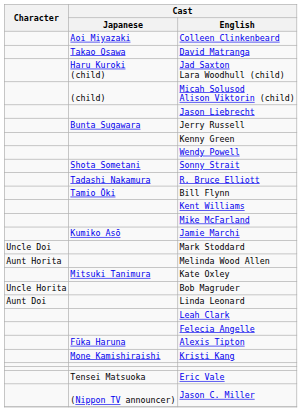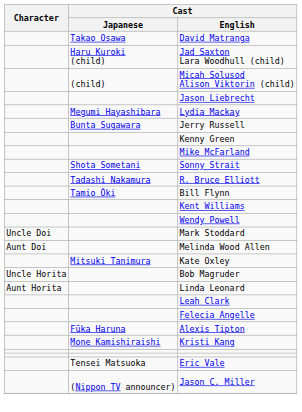- row: (100, 38)
+ row: (115, 112)
rows swapped: (123, 152) <-> (123, 220)
- row: (95, 234)
(34, 261) Aunt Horita -> (26, 247) Aunt Doi
(26, 301) Aunt Doi -> (34, 288) Aunt Horita
